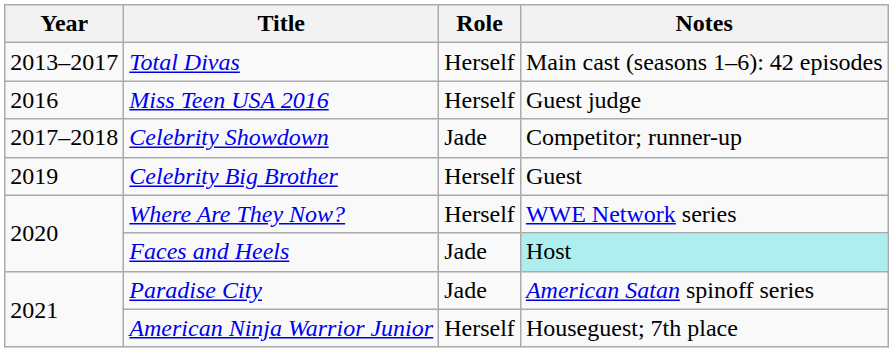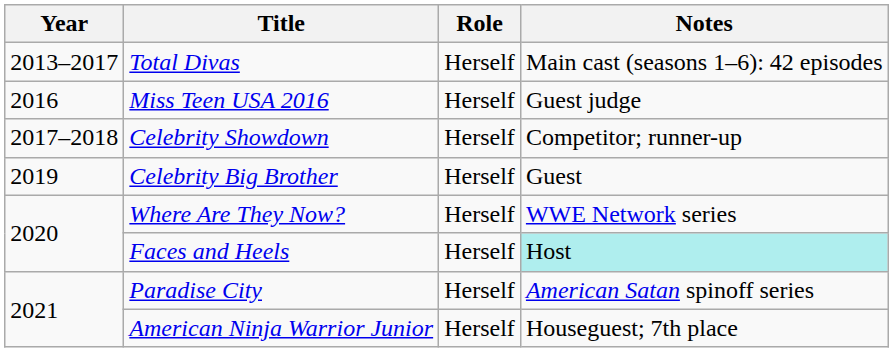(466, 137) Jade -> (480, 137) Herself
(466, 251) Jade -> (480, 251) Herself
(466, 289) Jade -> (480, 289) Herself
